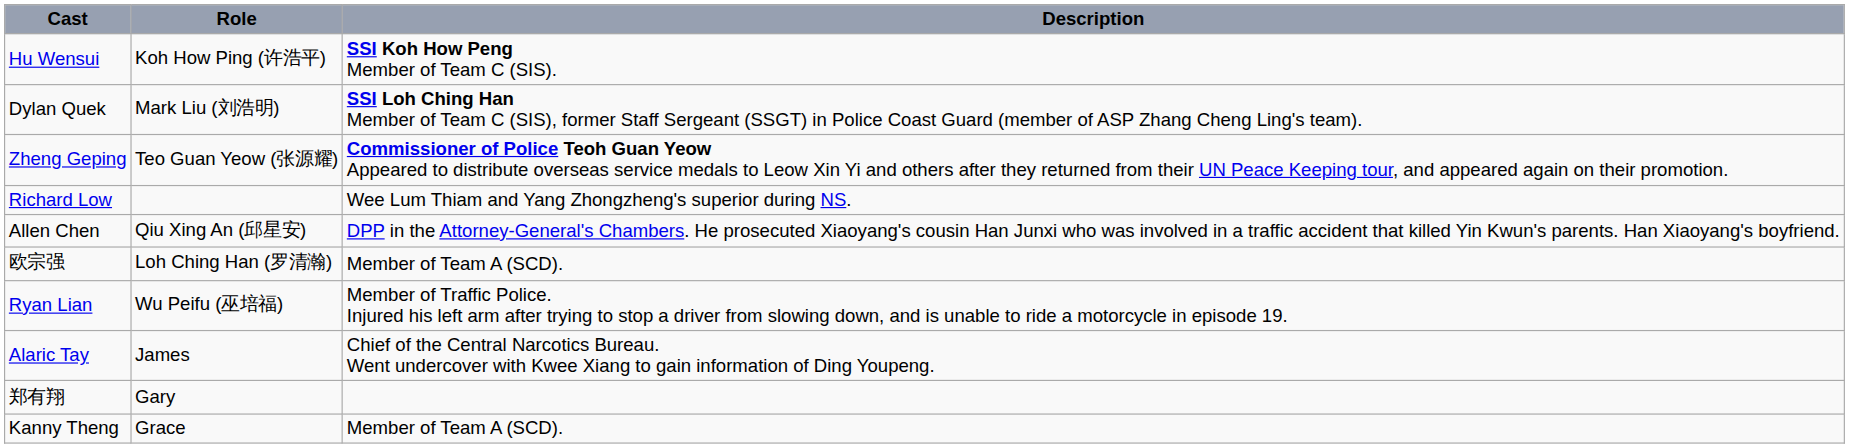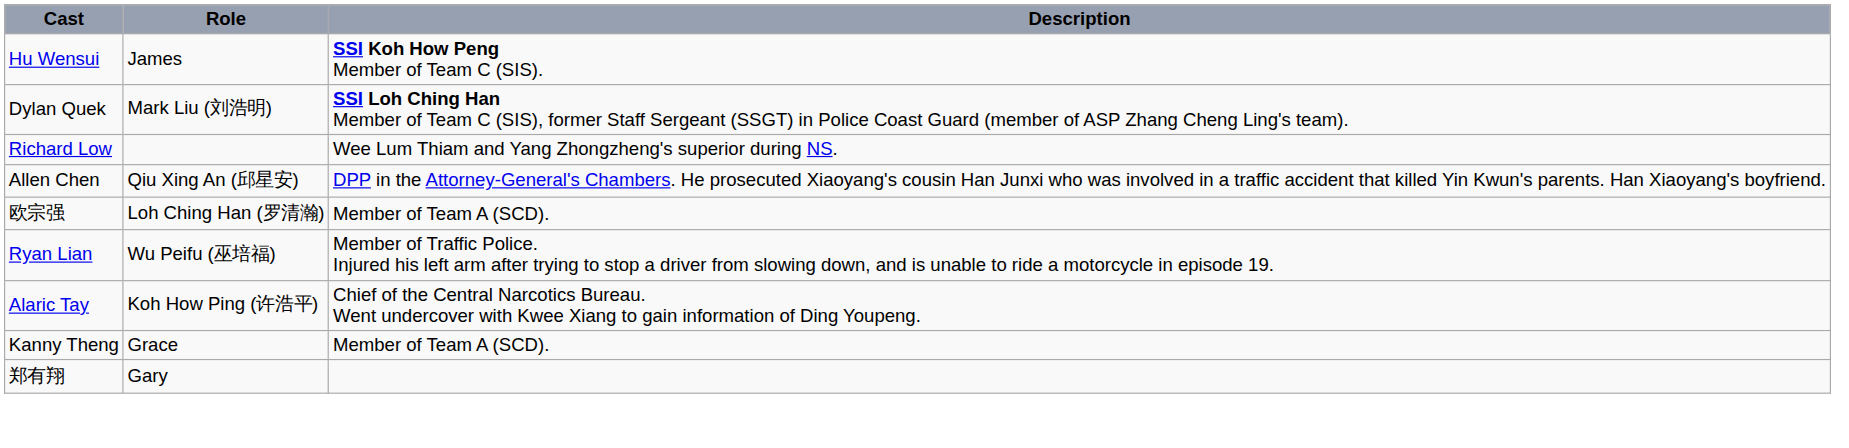(230, 58) Koh How Ping (许浩平) -> (155, 59) James
- row: (68, 159)
(162, 355) James -> (223, 304) Koh How Ping (许浩平)
rows swapped: (37, 396) <-> (64, 428)
